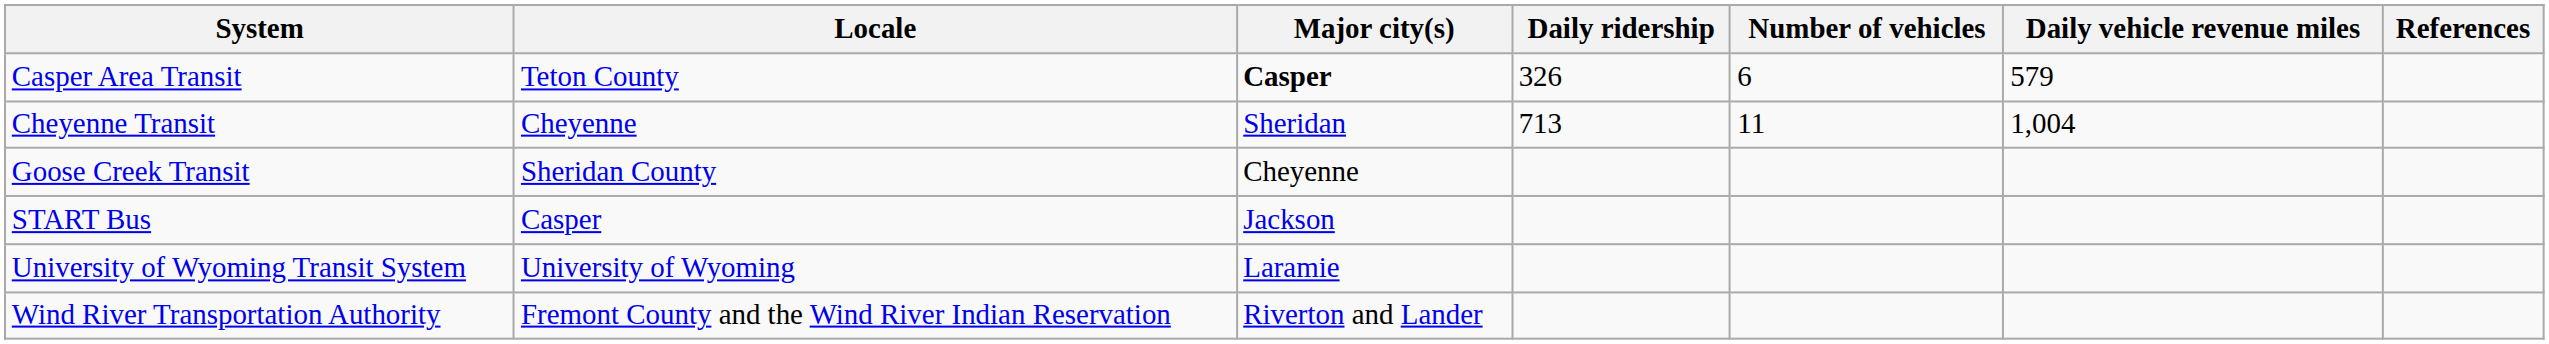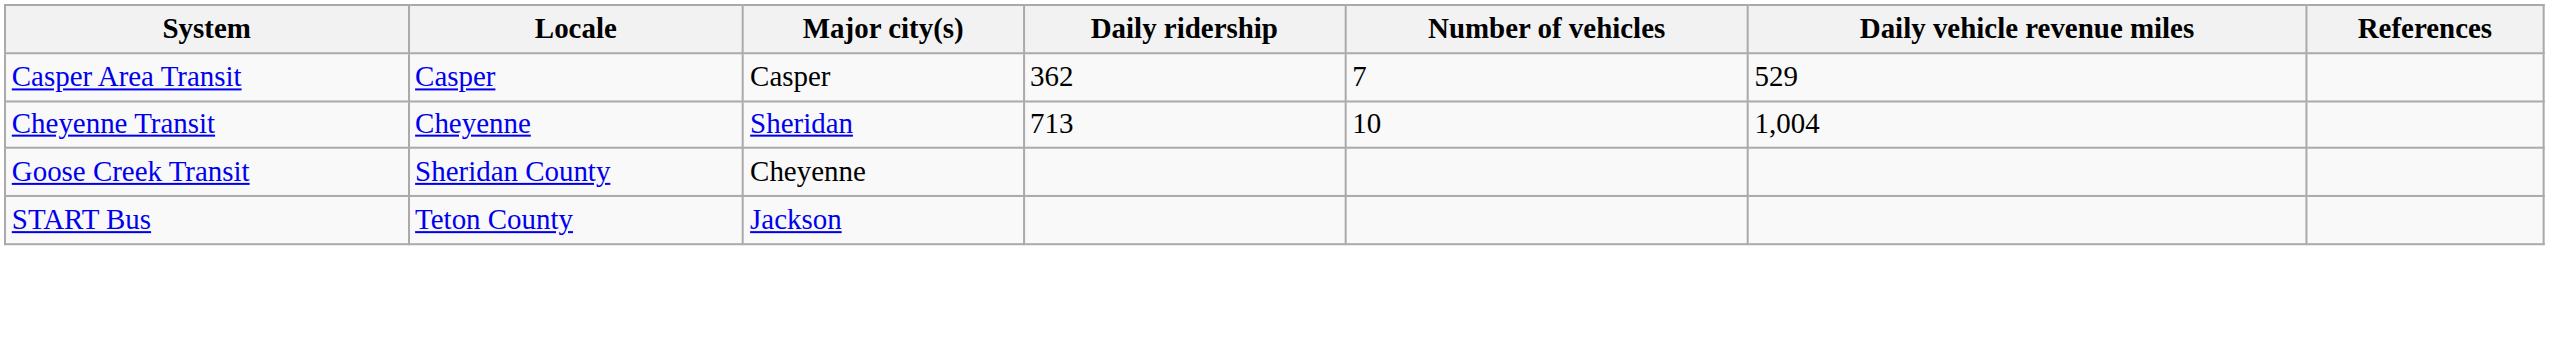(600, 76) Teton County -> (455, 76) Casper
(1287, 76) bold -> (790, 76) normal
(1540, 76) 326 -> (1052, 76) 362
(1744, 76) 6 -> (1359, 76) 7
(2032, 76) 579 -> (1776, 76) 529
(1751, 124) 11 -> (1367, 124) 10
(561, 219) Casper -> (494, 219) Teton County
- row: (239, 267)
- row: (226, 315)
